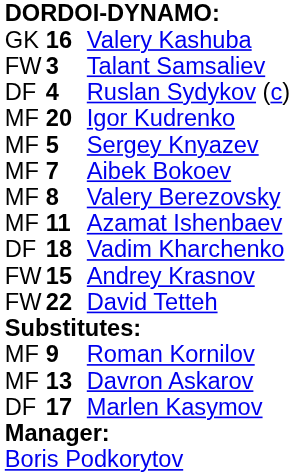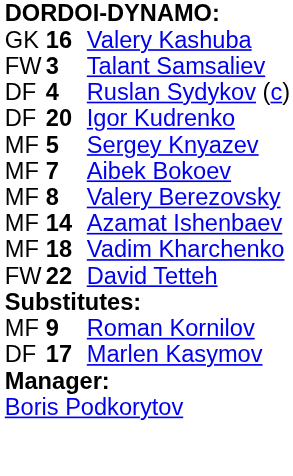(22, 118) MF -> (21, 118) DF
(58, 223) 11 -> (59, 223) 14
(21, 249) DF -> (22, 249) MF
- row: (171, 276)
- row: (170, 380)
